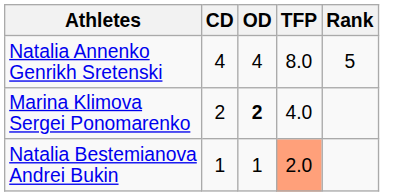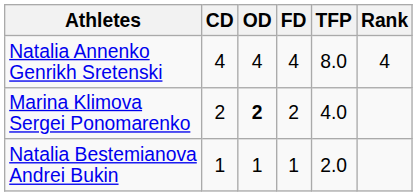+ column: (294, 20)
(350, 62) 5 -> (385, 62) 4
(299, 165) lightsalmon background -> (334, 165) no background
